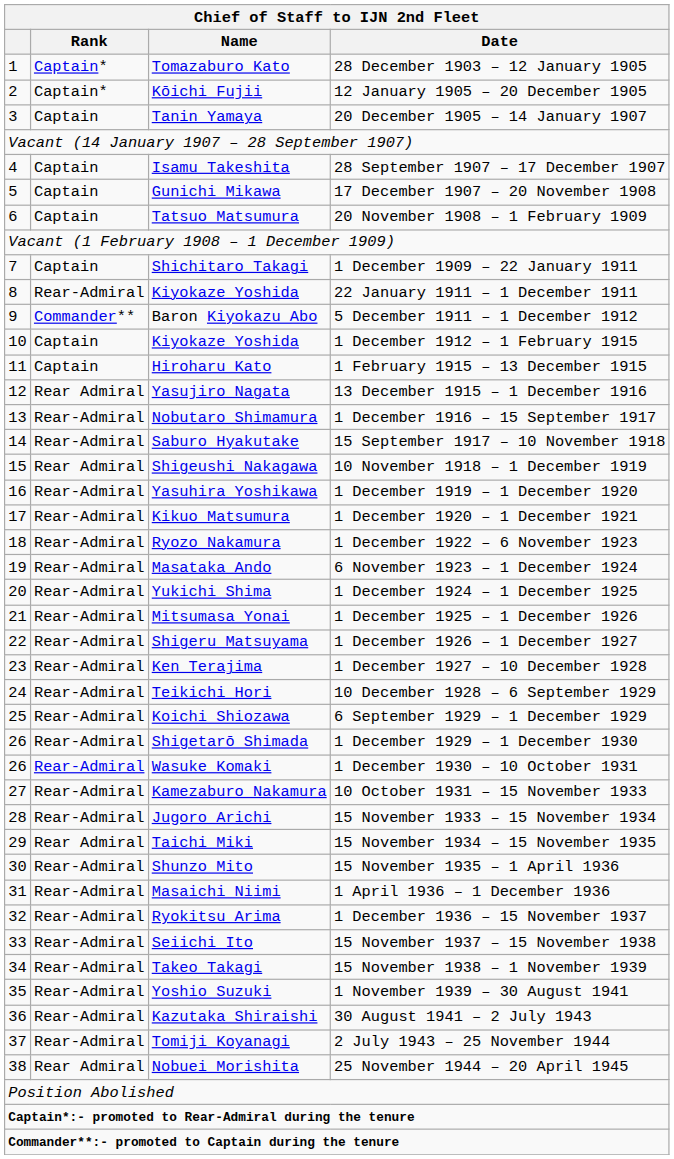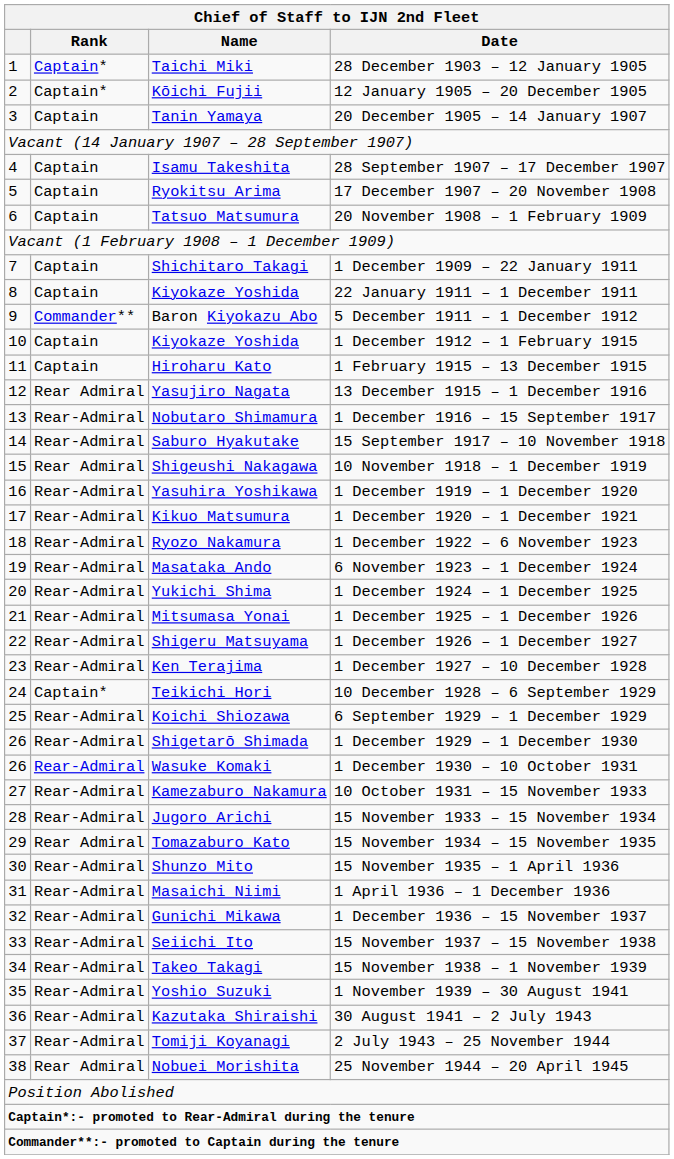(221, 67) Tomazaburo Kato -> (202, 67) Taichi Miki
(216, 192) Gunichi Mikawa -> (216, 192) Ryokitsu Arima
(89, 292) Rear-Admiral -> (66, 292) Captain
(89, 692) Rear-Admiral -> (71, 692) Captain*
(202, 842) Taichi Miki -> (221, 842) Tomazaburo Kato
(216, 917) Ryokitsu Arima -> (216, 917) Gunichi Mikawa
